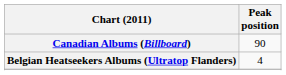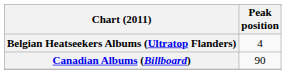rows swapped: (122, 60) <-> (122, 43)
